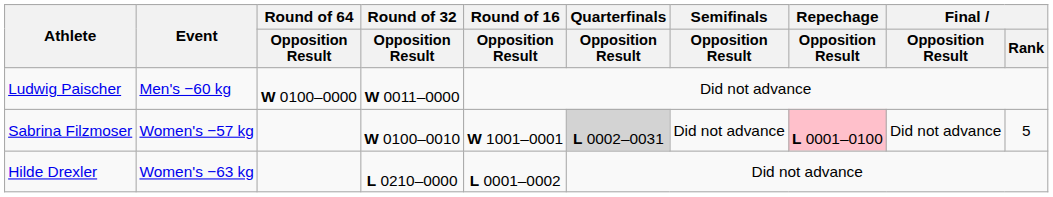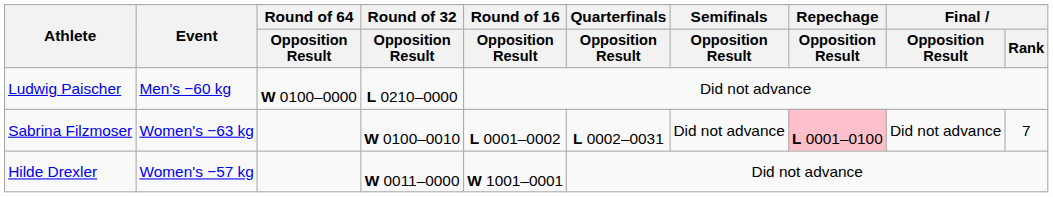(412, 98) W 0011–0000 -> (412, 98) L 0210–0000
(197, 130) Women's −57 kg -> (197, 130) Women's −63 kg
(515, 139) W 1001–0001 -> (515, 139) L 0001–0002
(618, 139) lightgrey background -> (618, 139) no background
(1026, 130) 5 -> (1026, 130) 7
(197, 172) Women's −63 kg -> (197, 172) Women's −57 kg
(412, 181) L 0210–0000 -> (412, 181) W 0011–0000
(515, 181) L 0001–0002 -> (515, 181) W 1001–0001
